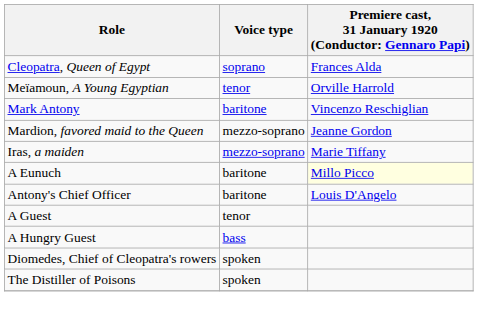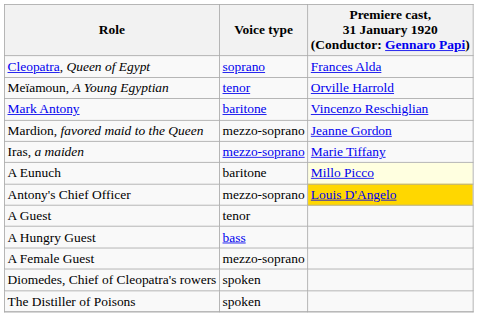(245, 194) baritone -> (264, 194) mezzo-soprano
(354, 194) no background -> (354, 194) gold background
+ row: (51, 258)
